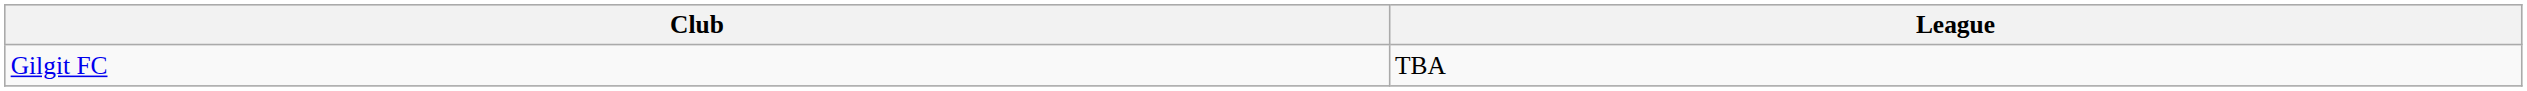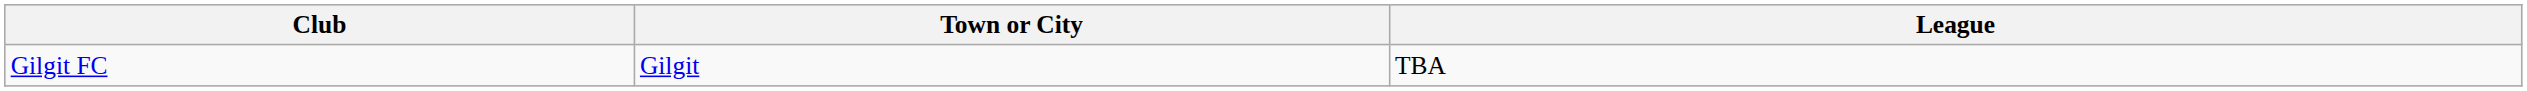+ column: (1012, 24)
